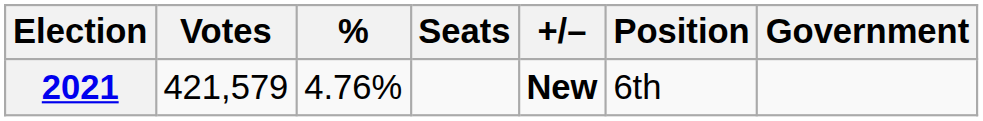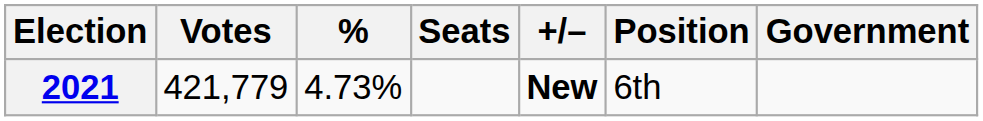(226, 86) 421,579 -> (226, 86) 421,779
(353, 86) 4.76% -> (353, 86) 4.73%
